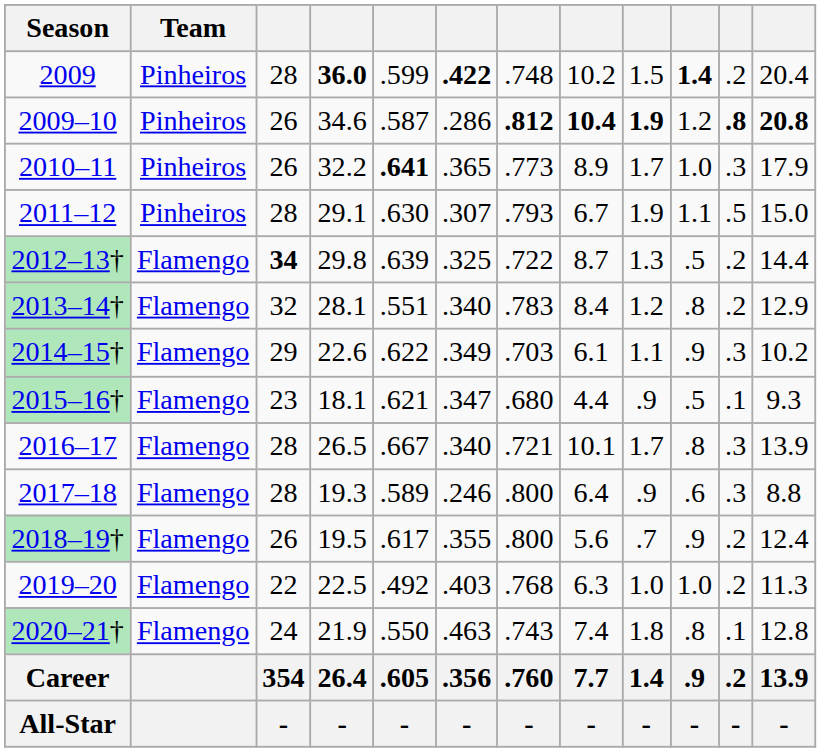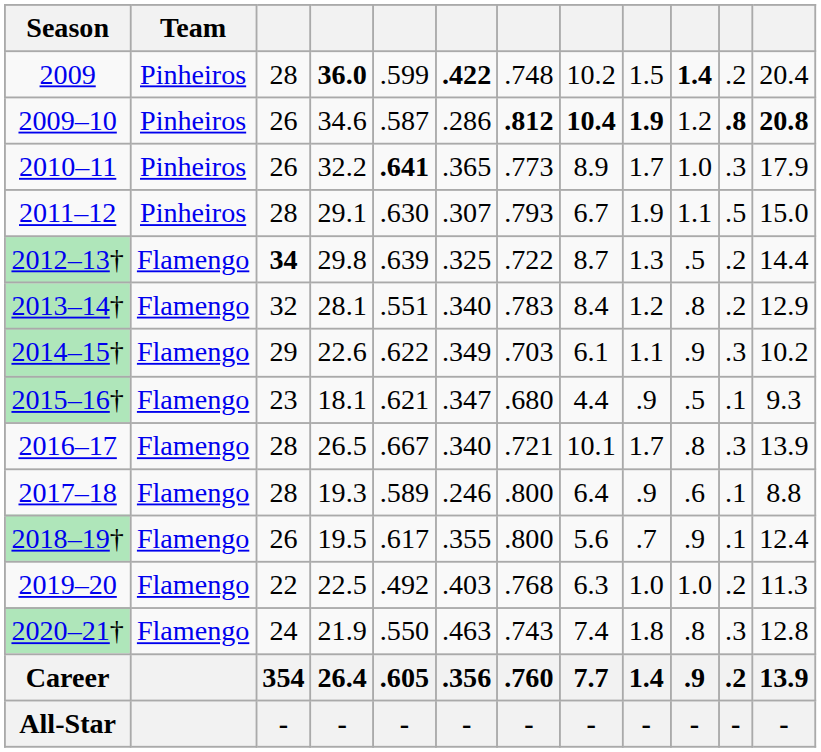(736, 491) .3 -> (736, 491) .1
(736, 537) .2 -> (736, 537) .1
(736, 630) .1 -> (736, 630) .3
